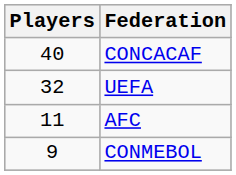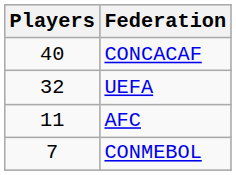(52, 154) 9 -> (52, 154) 7
